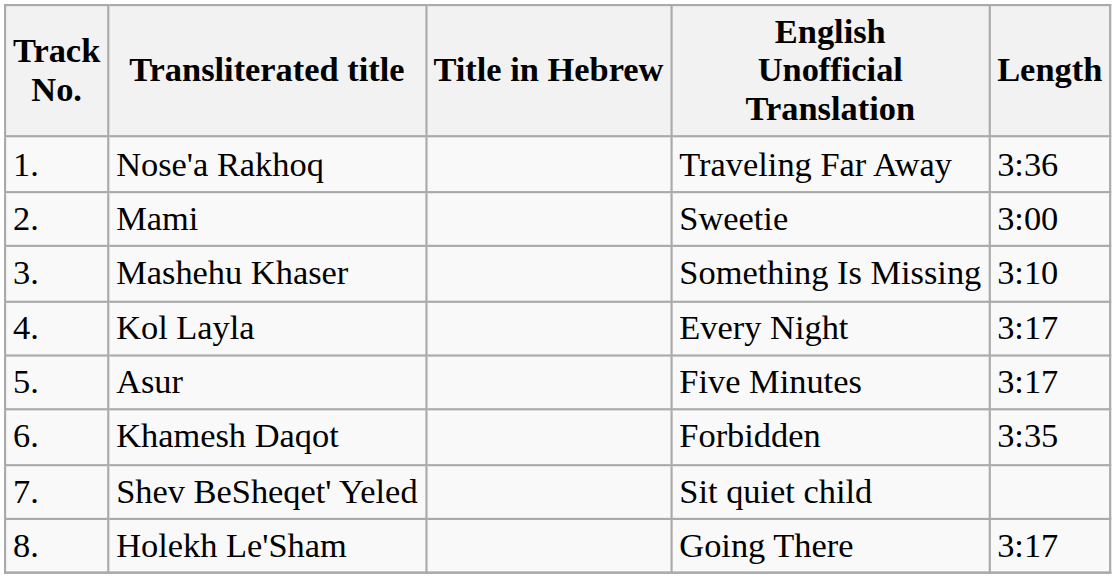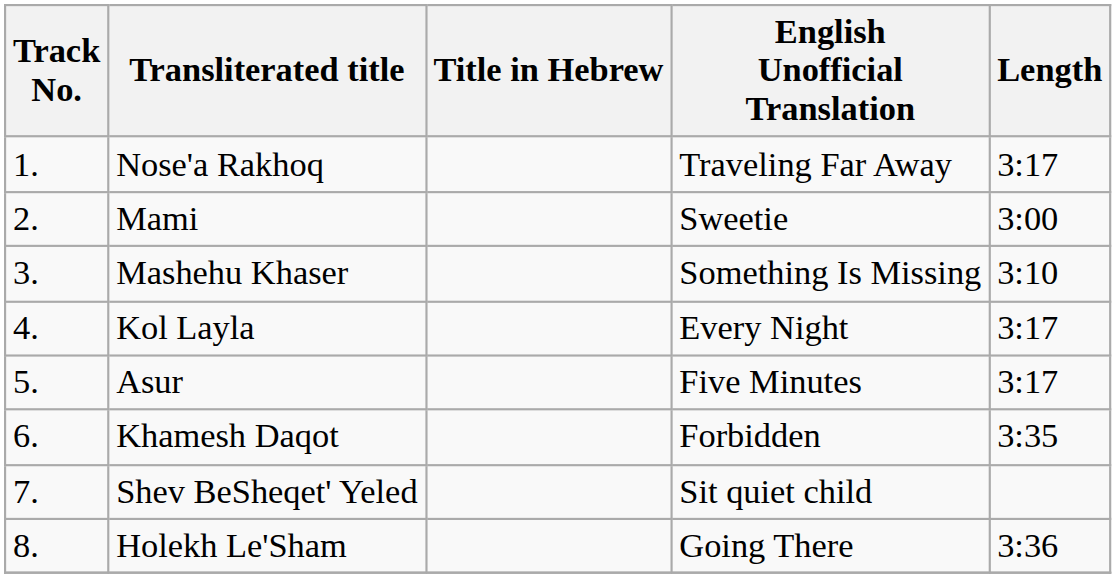(1028, 163) 3:36 -> (1028, 163) 3:17
(1028, 545) 3:17 -> (1028, 545) 3:36
